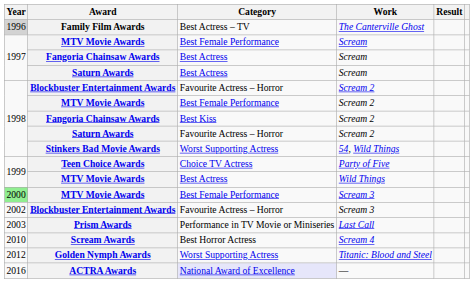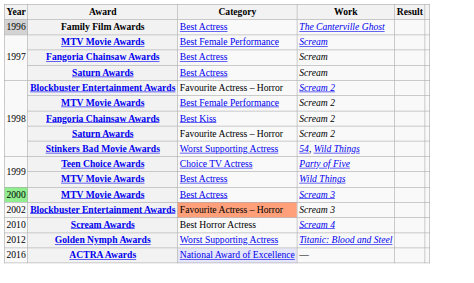(215, 27) Best Actress – TV -> (204, 27) Best Actress
(229, 194) Best Female Performance -> (204, 194) Best Actress
(231, 210) no background -> (231, 210) lightsalmon background
- row: (103, 225)
